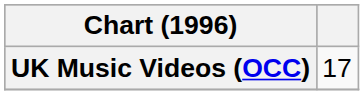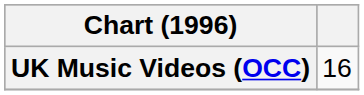(337, 67) 17 -> (337, 67) 16
